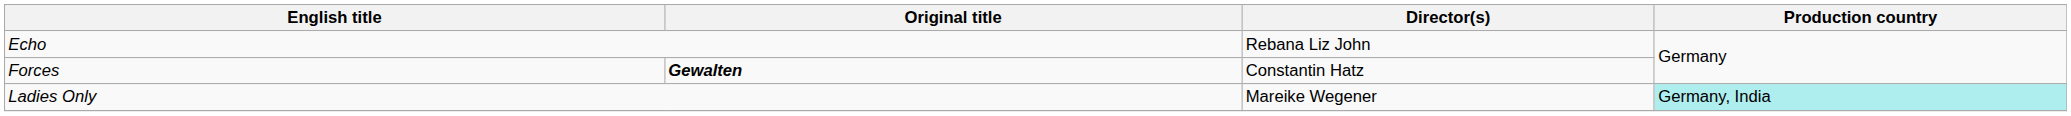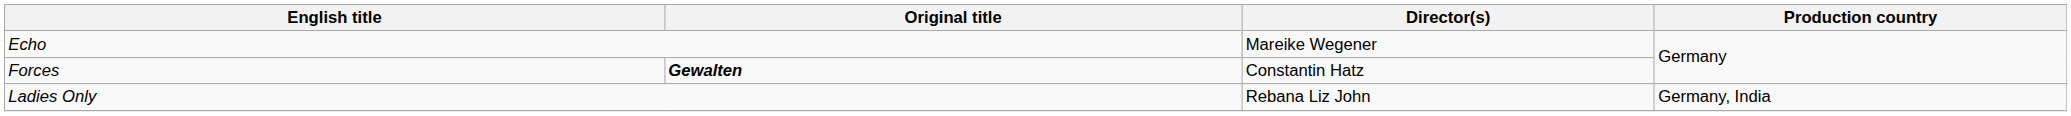(1308, 44) Rebana Liz John -> (1311, 44) Mareike Wegener
(1311, 96) Mareike Wegener -> (1308, 96) Rebana Liz John
(1714, 96) paleturquoise background -> (1714, 96) no background
